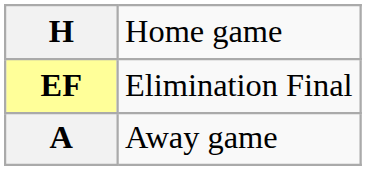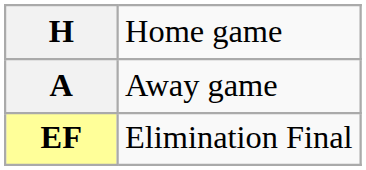rows swapped: (61, 138) <-> (61, 85)
